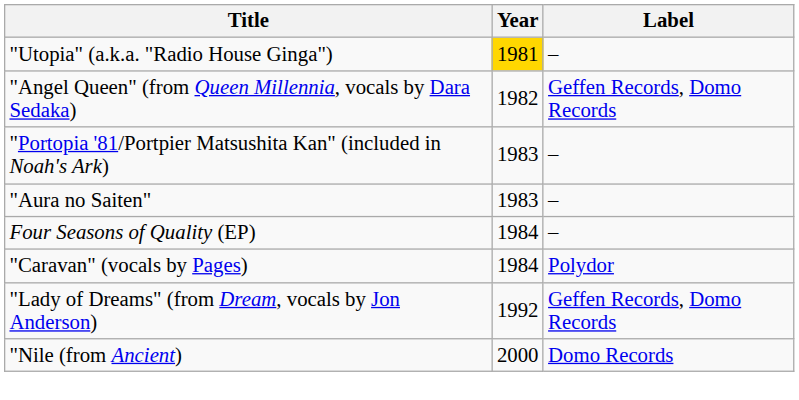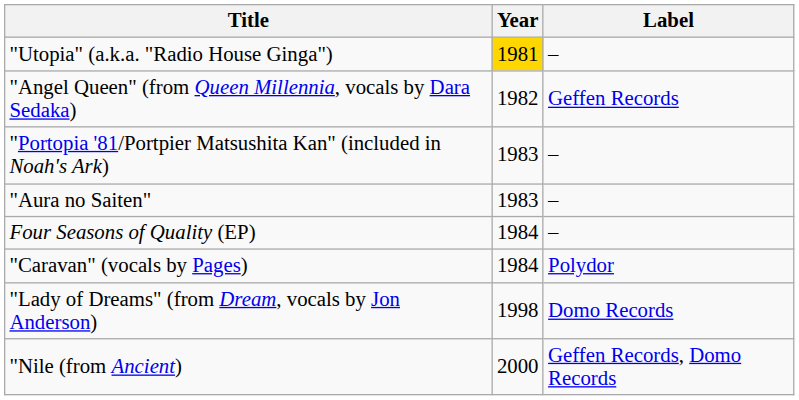(645, 98) Geffen Records, Domo Records -> (613, 98) Geffen Records
(518, 310) 1992 -> (518, 310) 1998
(645, 310) Geffen Records, Domo Records -> (611, 310) Domo Records
(611, 355) Domo Records -> (645, 366) Geffen Records, Domo Records
